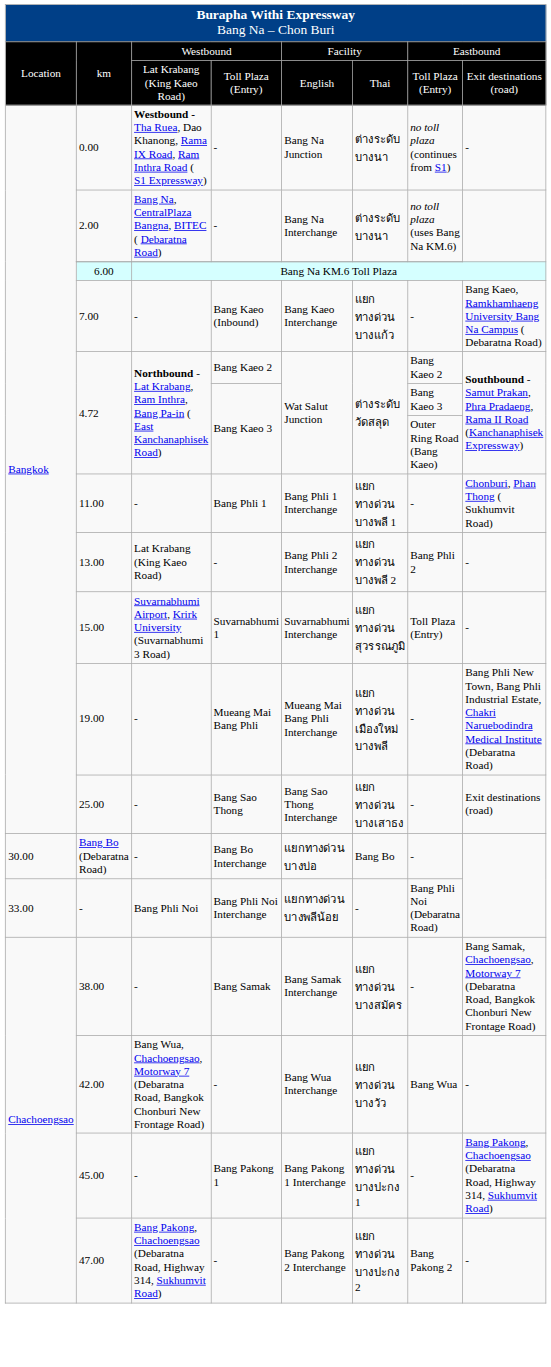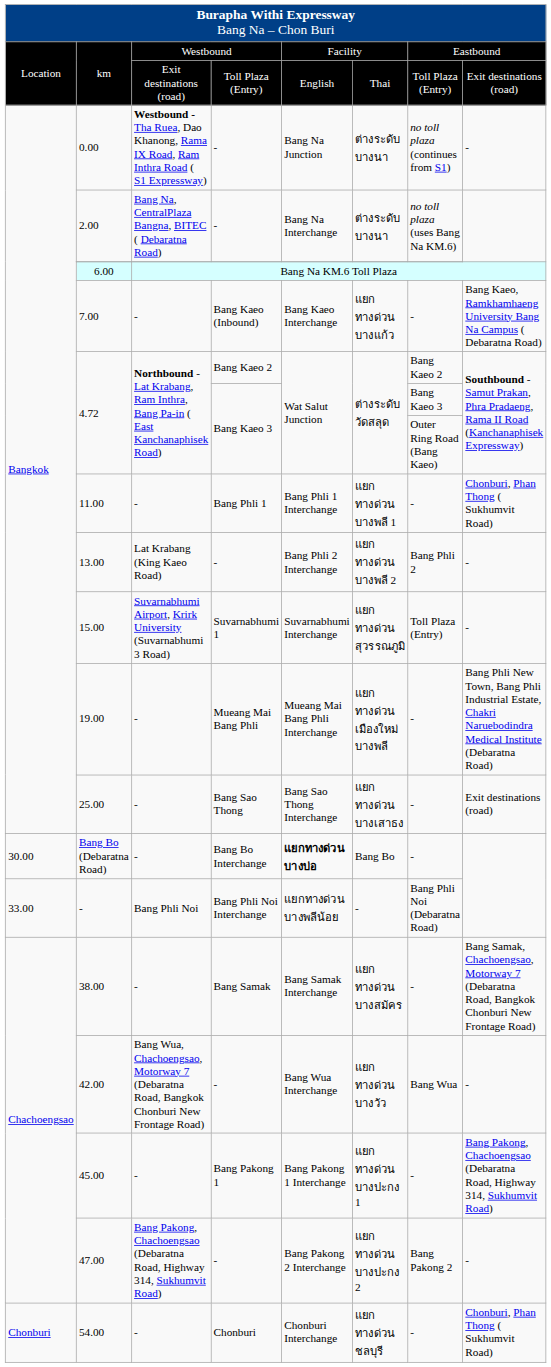(171, 83) Lat Krabang (King Kaeo Road) -> (171, 83) Exit destinations (road)
(314, 857) normal -> (314, 857) bold
+ row: (92, 1333)
